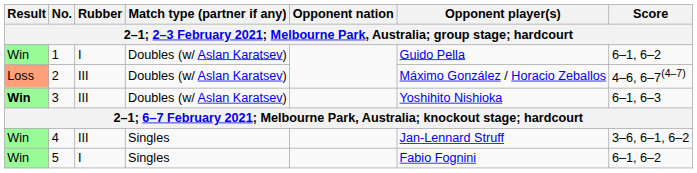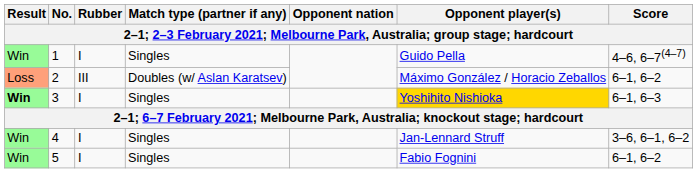(207, 54) Doubles (w/ Aslan Karatsev) -> (149, 56) Singles
(637, 54) 6–1, 6–2 -> (649, 56) 4–6, 6–7(4–7)
(649, 76) 4–6, 6–7(4–7) -> (637, 78) 6–1, 6–2
(83, 98) III -> (80, 98) I
(207, 98) Doubles (w/ Aslan Karatsev) -> (149, 98) Singles
(451, 98) no background -> (451, 98) gold background
(83, 138) III -> (80, 138) I
